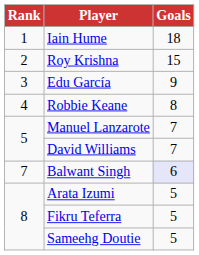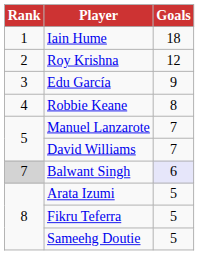(174, 60) 15 -> (174, 60) 12
(24, 171) no background -> (24, 171) lightgrey background
